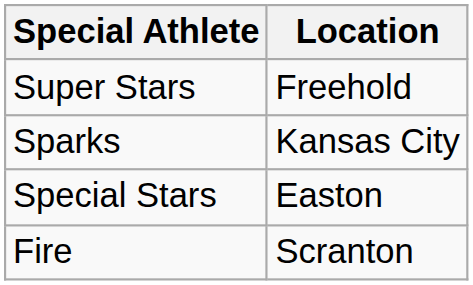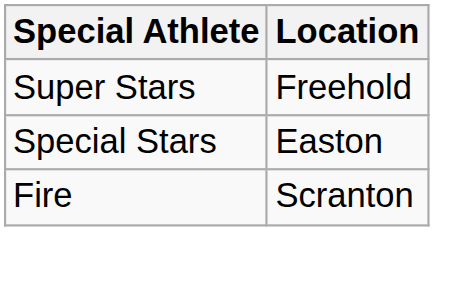- row: (67, 141)
